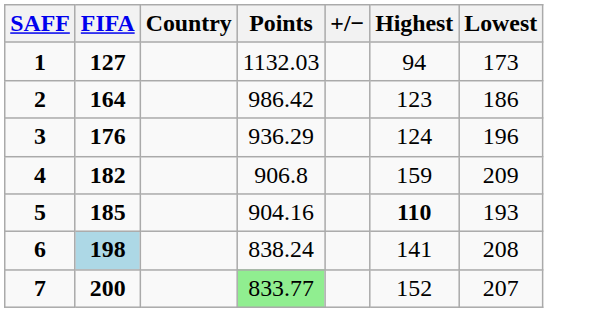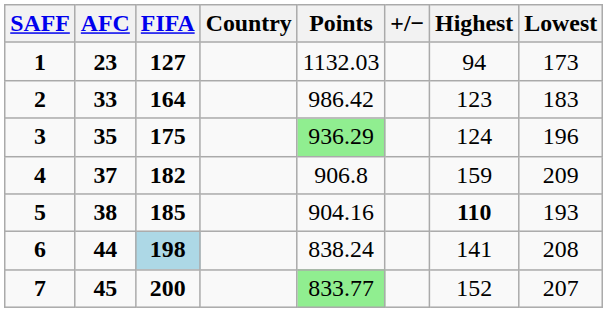+ column: (105, 23)
(501, 99) 186 -> (561, 99) 183
(108, 136) 176 -> (168, 136) 175
(281, 136) no background -> (341, 136) lightgreen background
